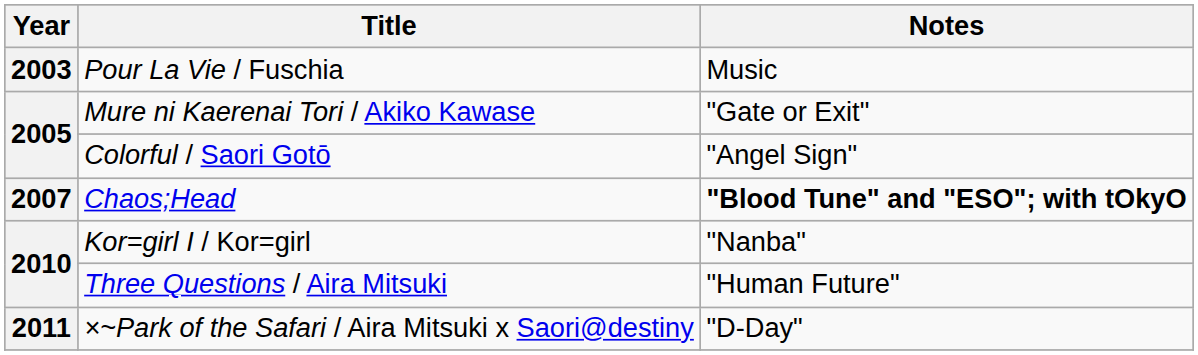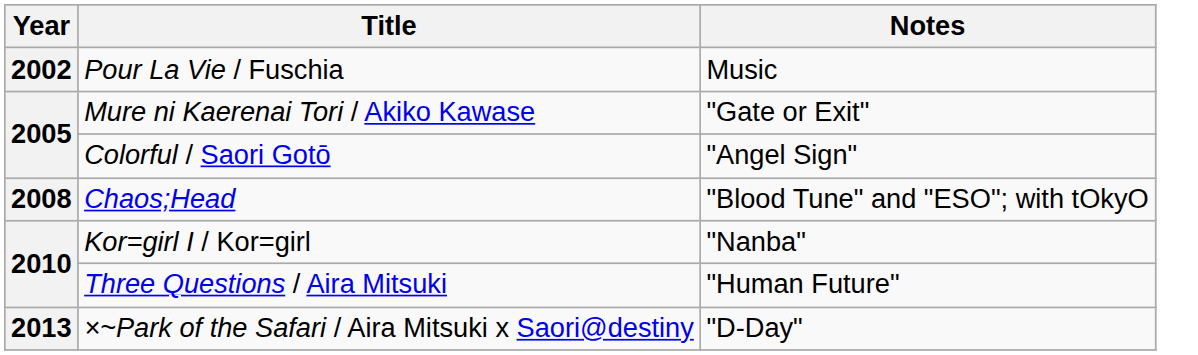(41, 69) 2003 -> (41, 69) 2002
(41, 198) 2007 -> (41, 198) 2008
(947, 198) bold -> (928, 198) normal
(41, 328) 2011 -> (41, 328) 2013
